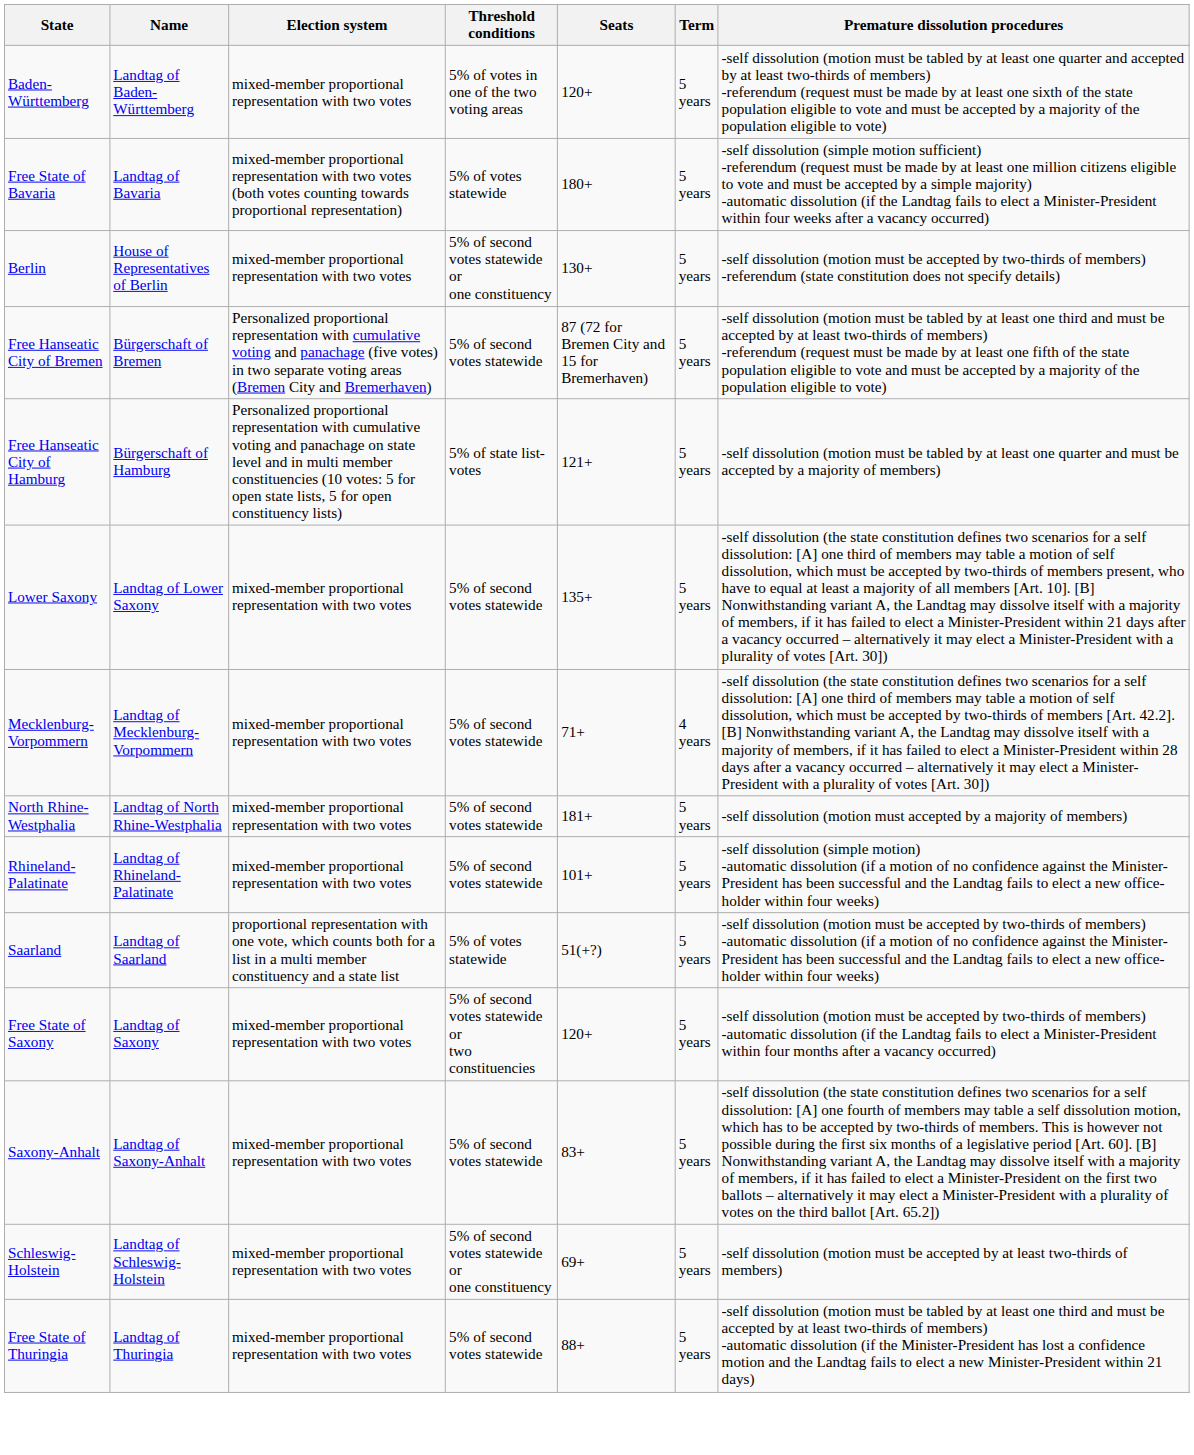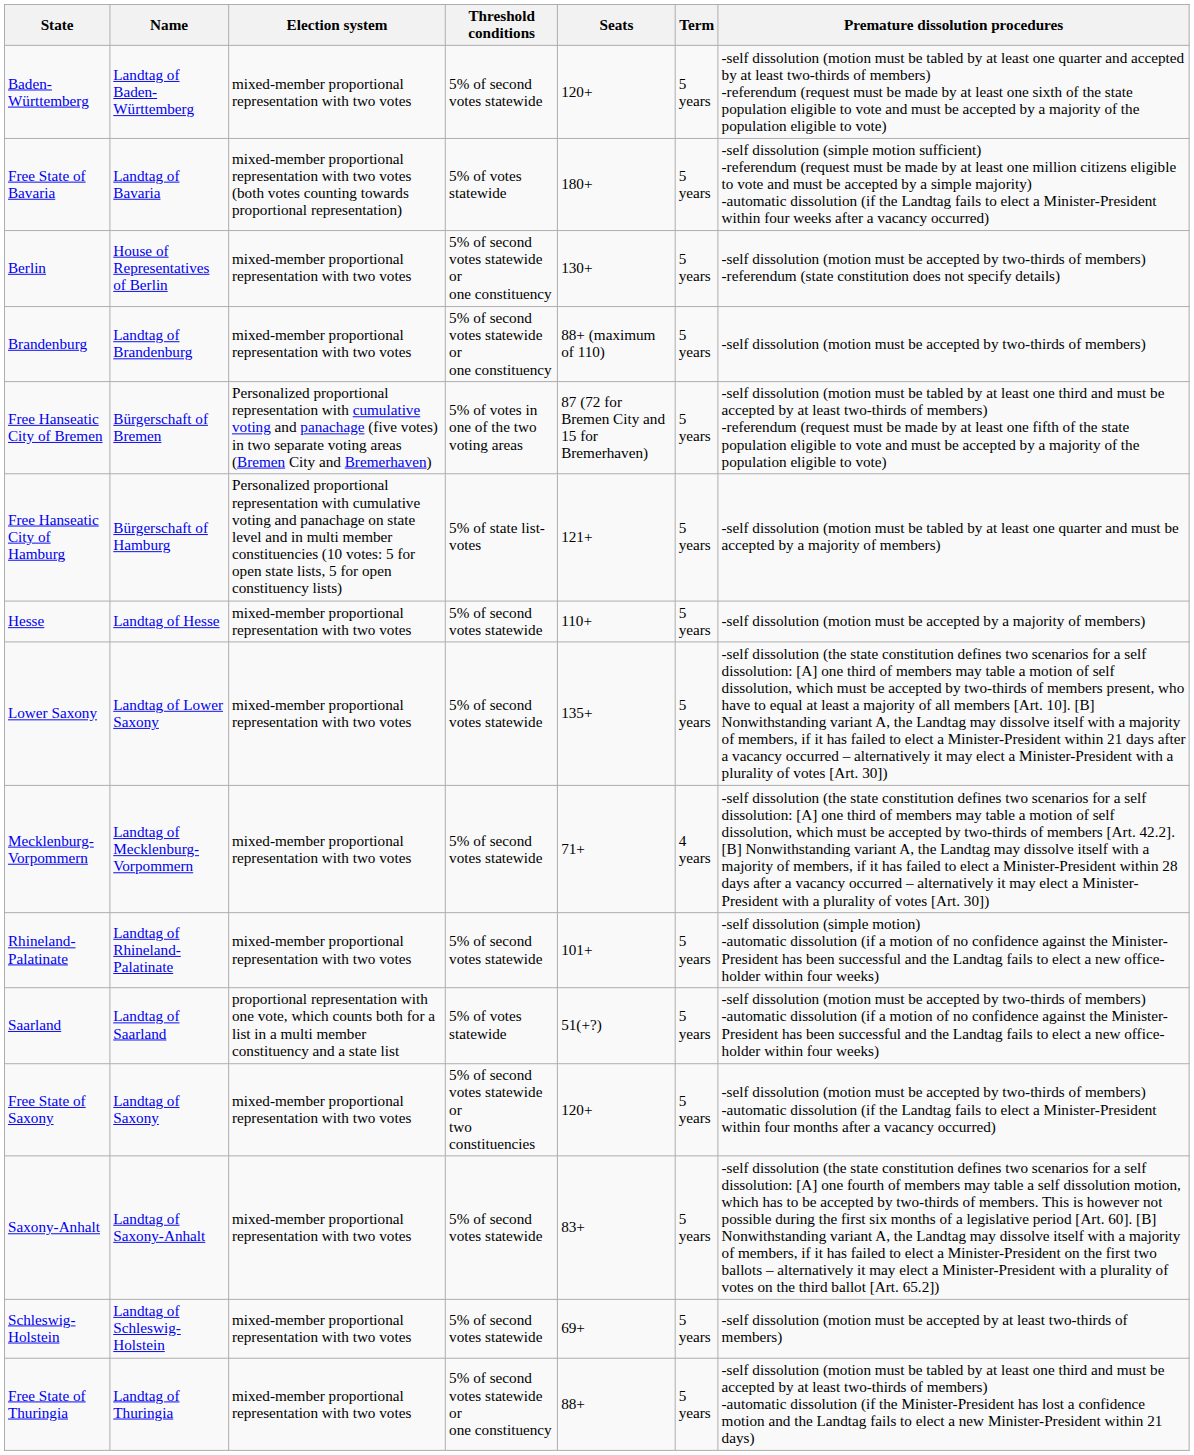(493, 91) 5% of votes in one of the two voting areas -> (496, 91) 5% of second votes statewide
+ row: (48, 343)
(496, 352) 5% of second votes statewide -> (493, 427) 5% of votes in one of the two voting areas
+ row: (26, 621)
- row: (48, 816)
(500, 1261) 5% of second votes statewide or one constituency -> (496, 1328) 5% of second votes statewide
(496, 1345) 5% of second votes statewide -> (500, 1404) 5% of second votes statewide or one constituency
